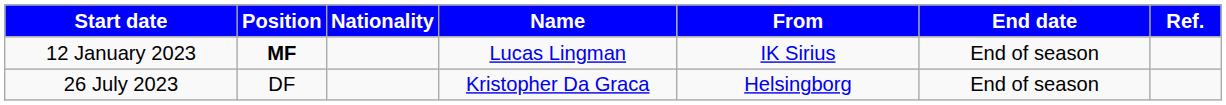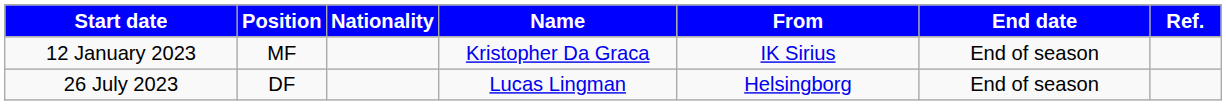(282, 53) bold -> (282, 53) normal
(558, 53) Lucas Lingman -> (558, 53) Kristopher Da Graca
(558, 85) Kristopher Da Graca -> (558, 85) Lucas Lingman
